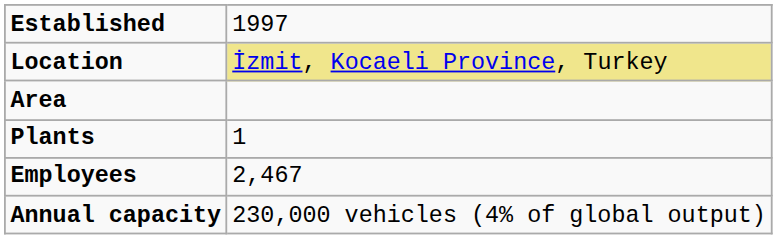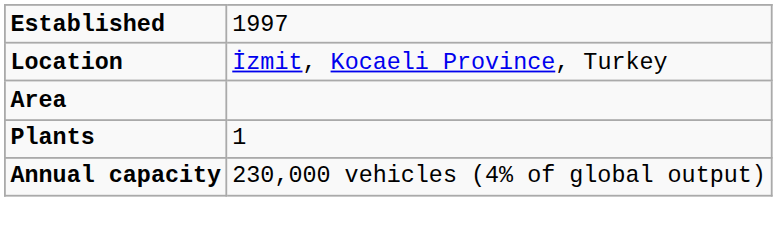(450, 62) khaki background -> (450, 62) no background
- row: (74, 177)
